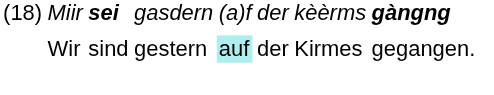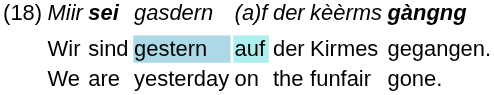(171, 48) no background -> (171, 48) lightblue background
+ row: (64, 79)
